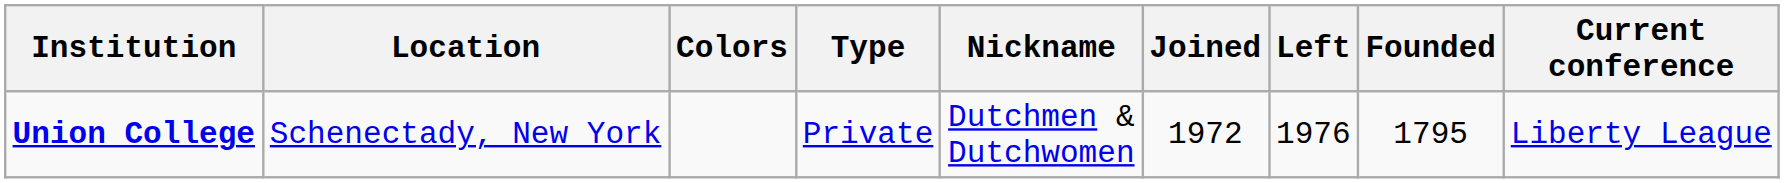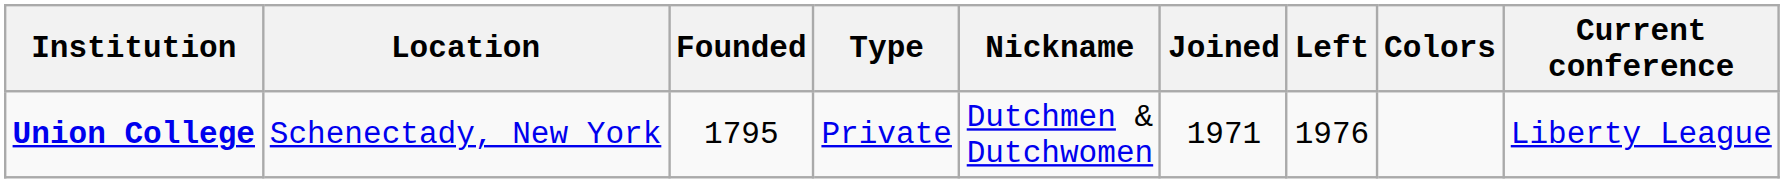columns swapped: (1431, 48) <-> (732, 48)
(1205, 135) 1972 -> (1224, 135) 1971
